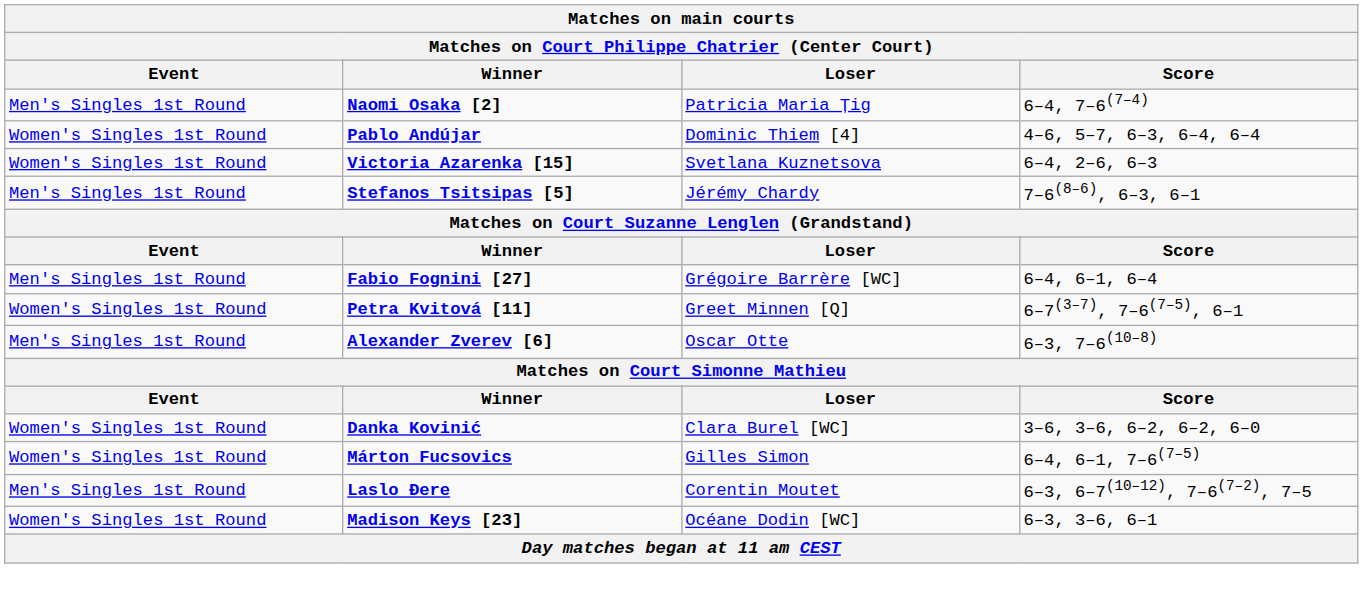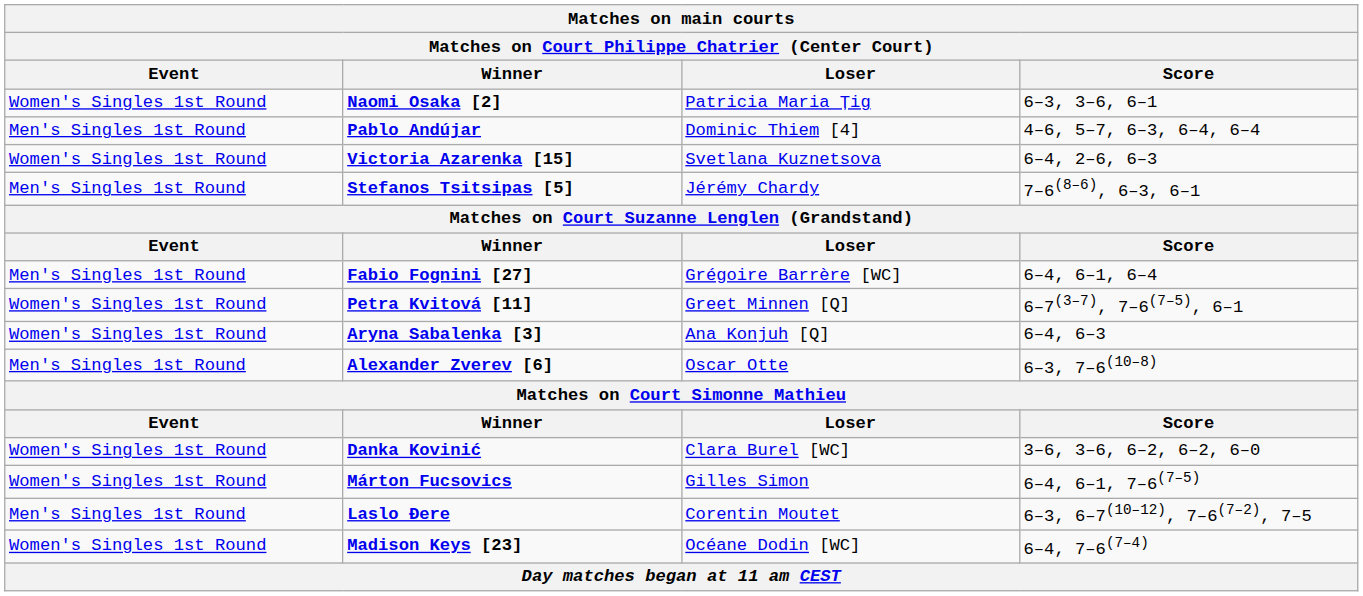(127, 105) Men's Singles 1st Round -> (138, 103) Women's Singles 1st Round
(1086, 105) 6–4, 7–6(7–4) -> (1090, 103) 6–3, 3–6, 6–1
(138, 135) Women's Singles 1st Round -> (127, 131) Men's Singles 1st Round
+ row: (445, 335)
(1090, 520) 6–3, 3–6, 6–1 -> (1086, 546) 6–4, 7–6(7–4)
